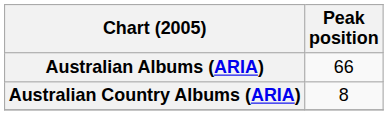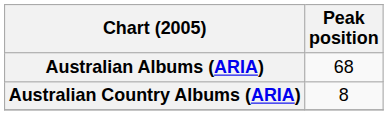(344, 67) 66 -> (344, 67) 68
